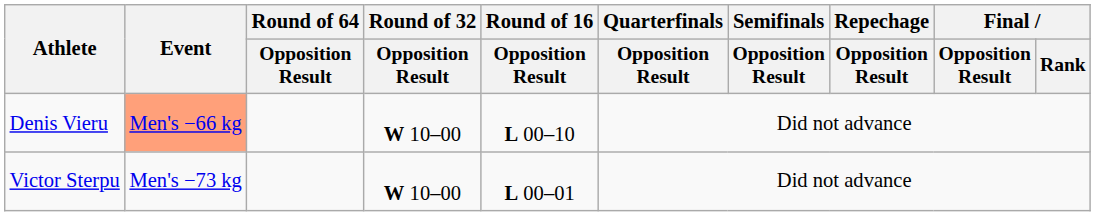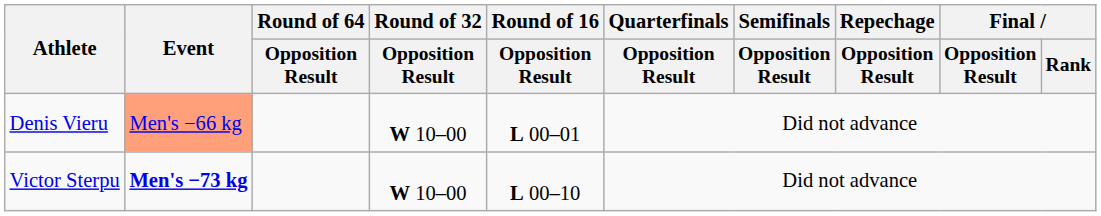(540, 135) L 00–10 -> (545, 135) L 00–01
(186, 181) normal -> (188, 181) bold
(540, 193) L 00–01 -> (545, 193) L 00–10
